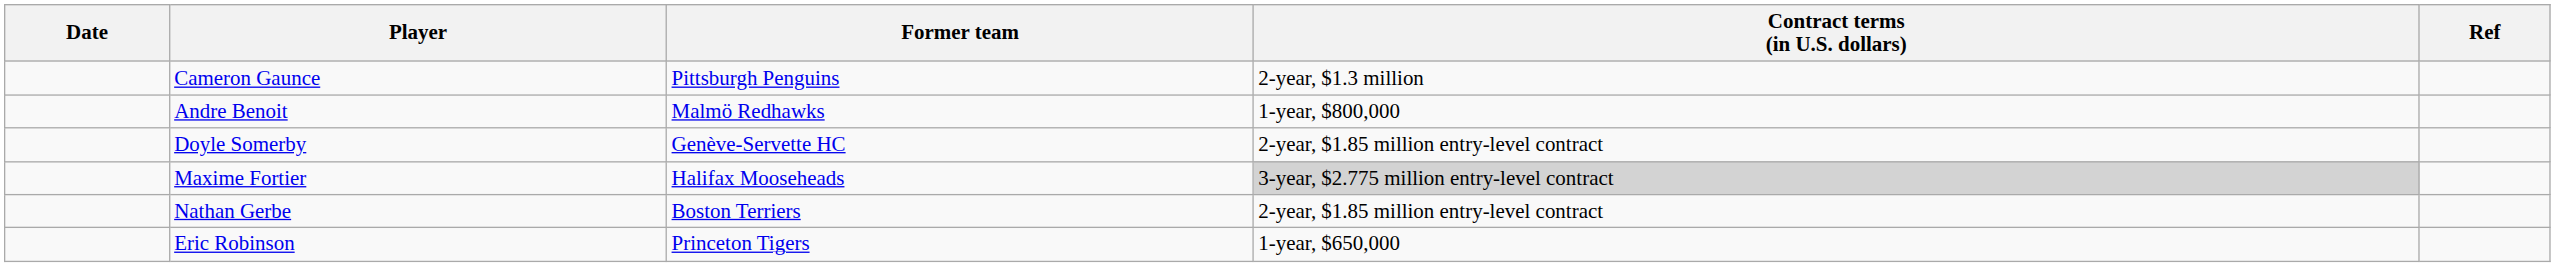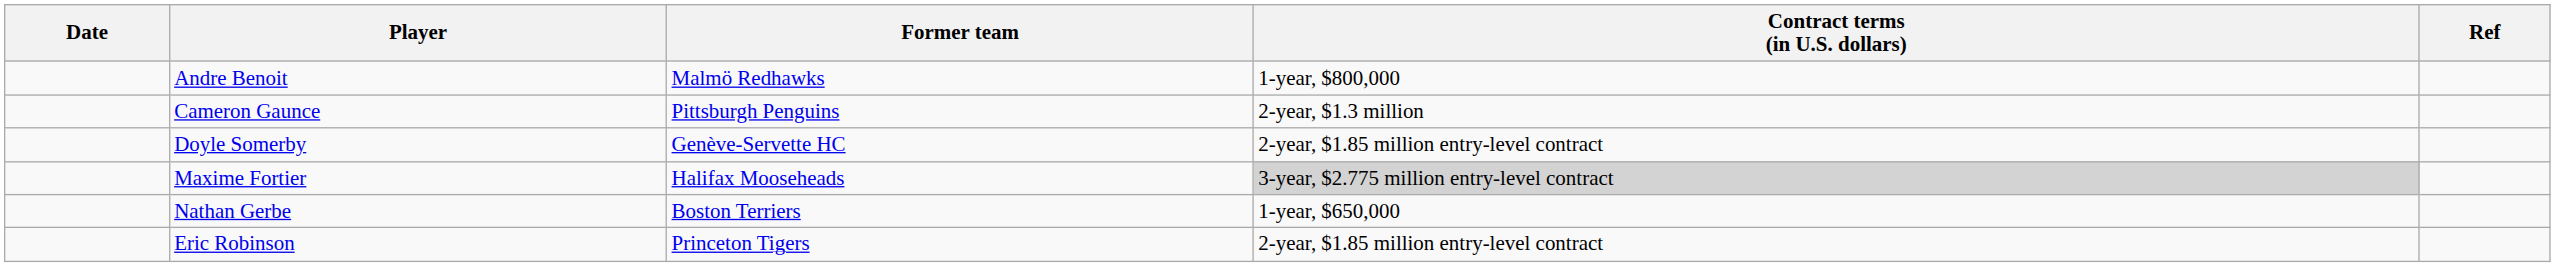rows swapped: (247, 77) <-> (231, 111)
(1431, 210) 2-year, $1.85 million entry-level contract -> (1329, 210) 1-year, $650,000
(1329, 244) 1-year, $650,000 -> (1431, 244) 2-year, $1.85 million entry-level contract
